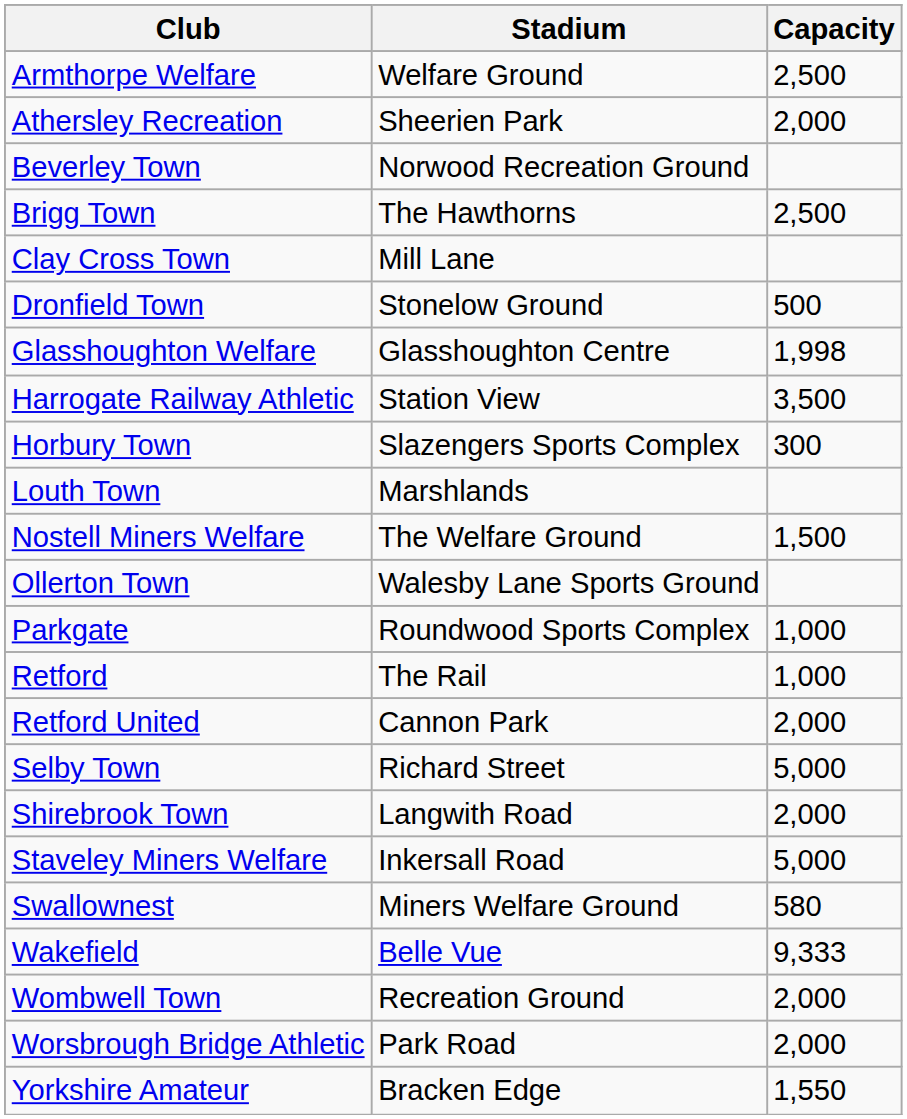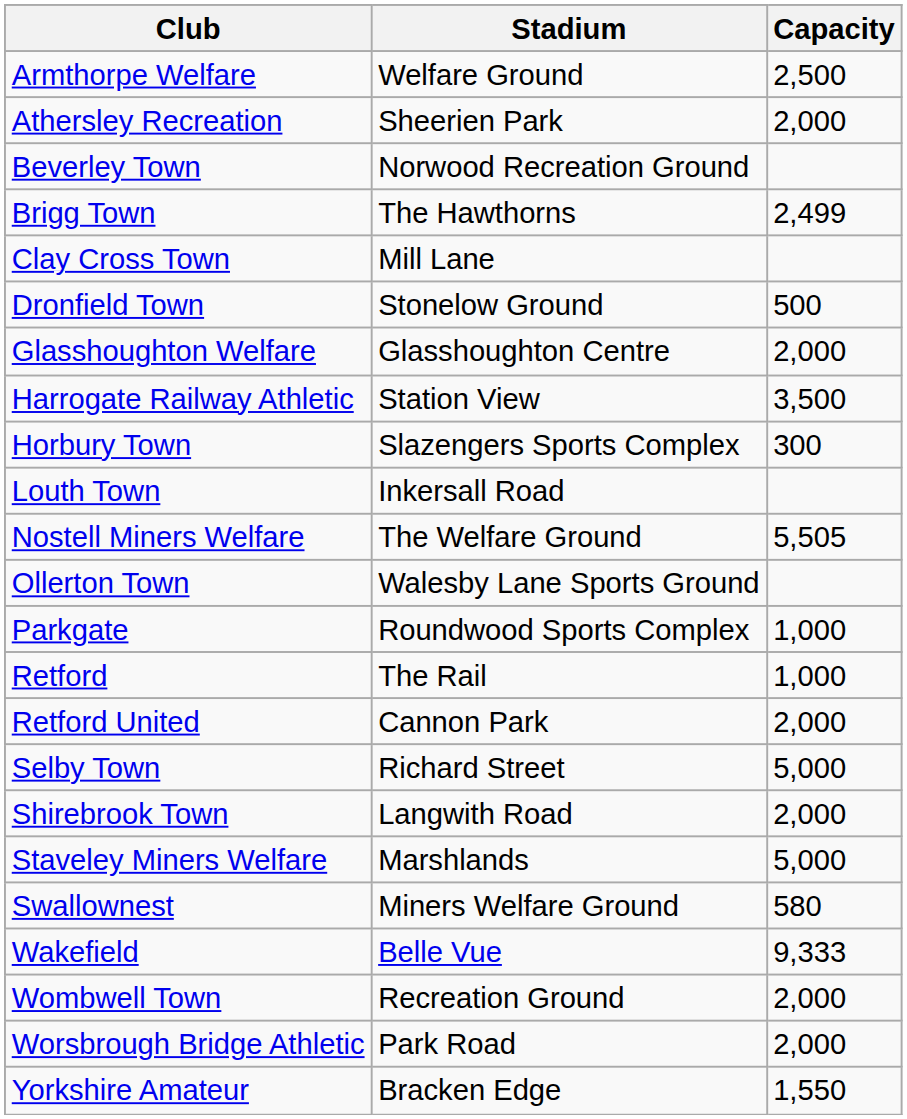(810, 213) 2,500 -> (810, 213) 2,499
(810, 352) 1,998 -> (810, 352) 2,000
(454, 490) Marshlands -> (471, 490) Inkersall Road
(810, 536) 1,500 -> (810, 536) 5,505
(471, 860) Inkersall Road -> (454, 860) Marshlands
